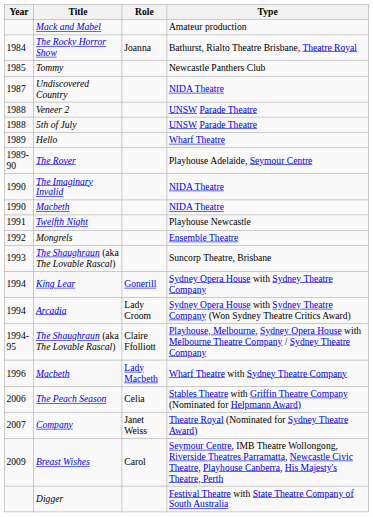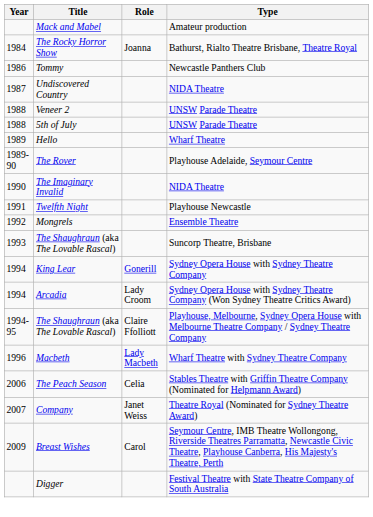(16, 68) 1985 -> (16, 68) 1986
- row: (53, 207)
